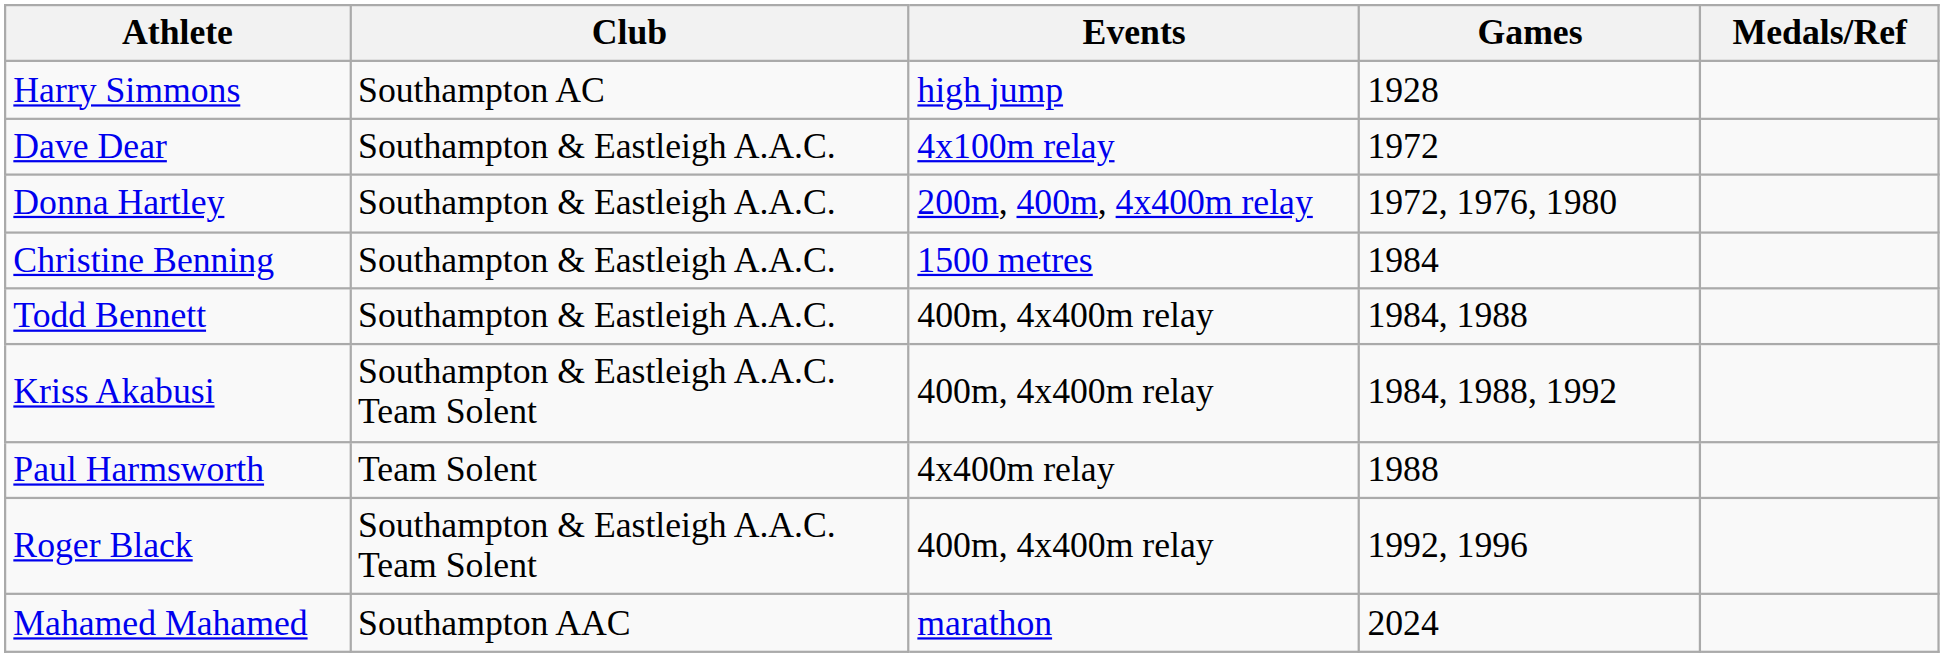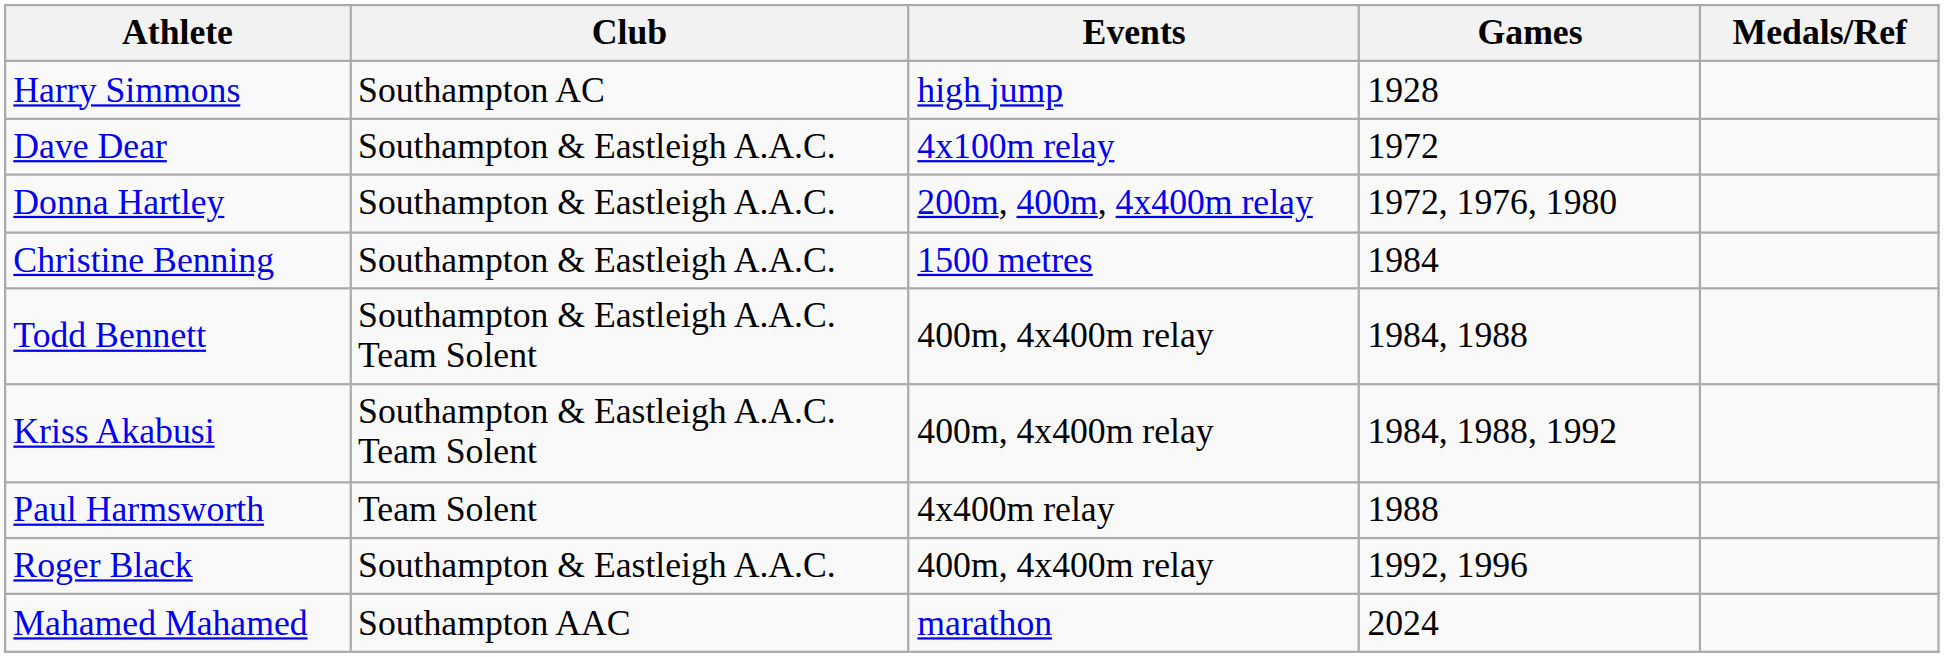(597, 315) Southampton & Eastleigh A.A.C. -> (597, 335) Southampton & Eastleigh A.A.C. Team Solent
(597, 545) Southampton & Eastleigh A.A.C. Team Solent -> (597, 565) Southampton & Eastleigh A.A.C.
